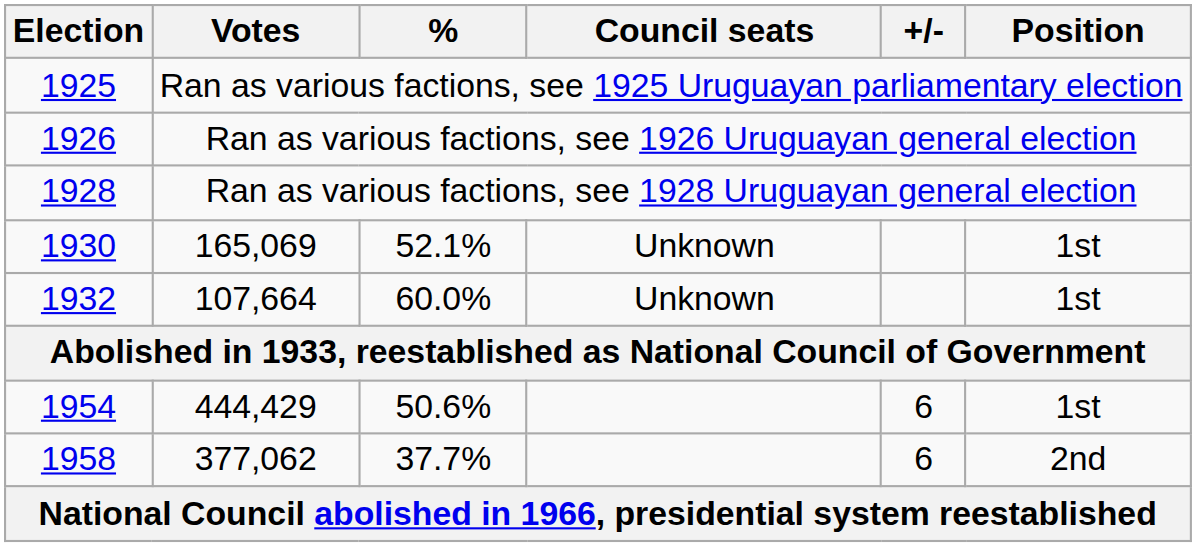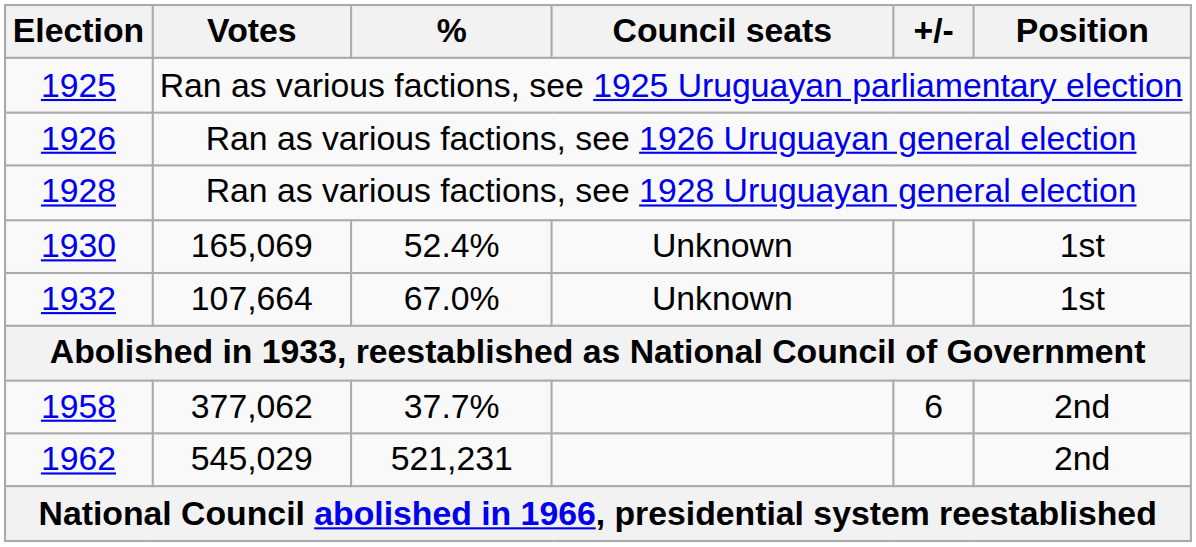(443, 245) 52.1% -> (452, 245) 52.4%
(443, 298) 60.0% -> (452, 298) 67.0%
- row: (78, 406)
+ row: (78, 459)
